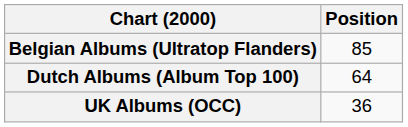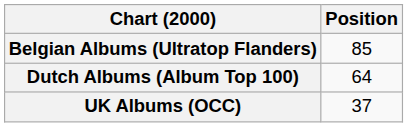(362, 106) 36 -> (362, 106) 37
